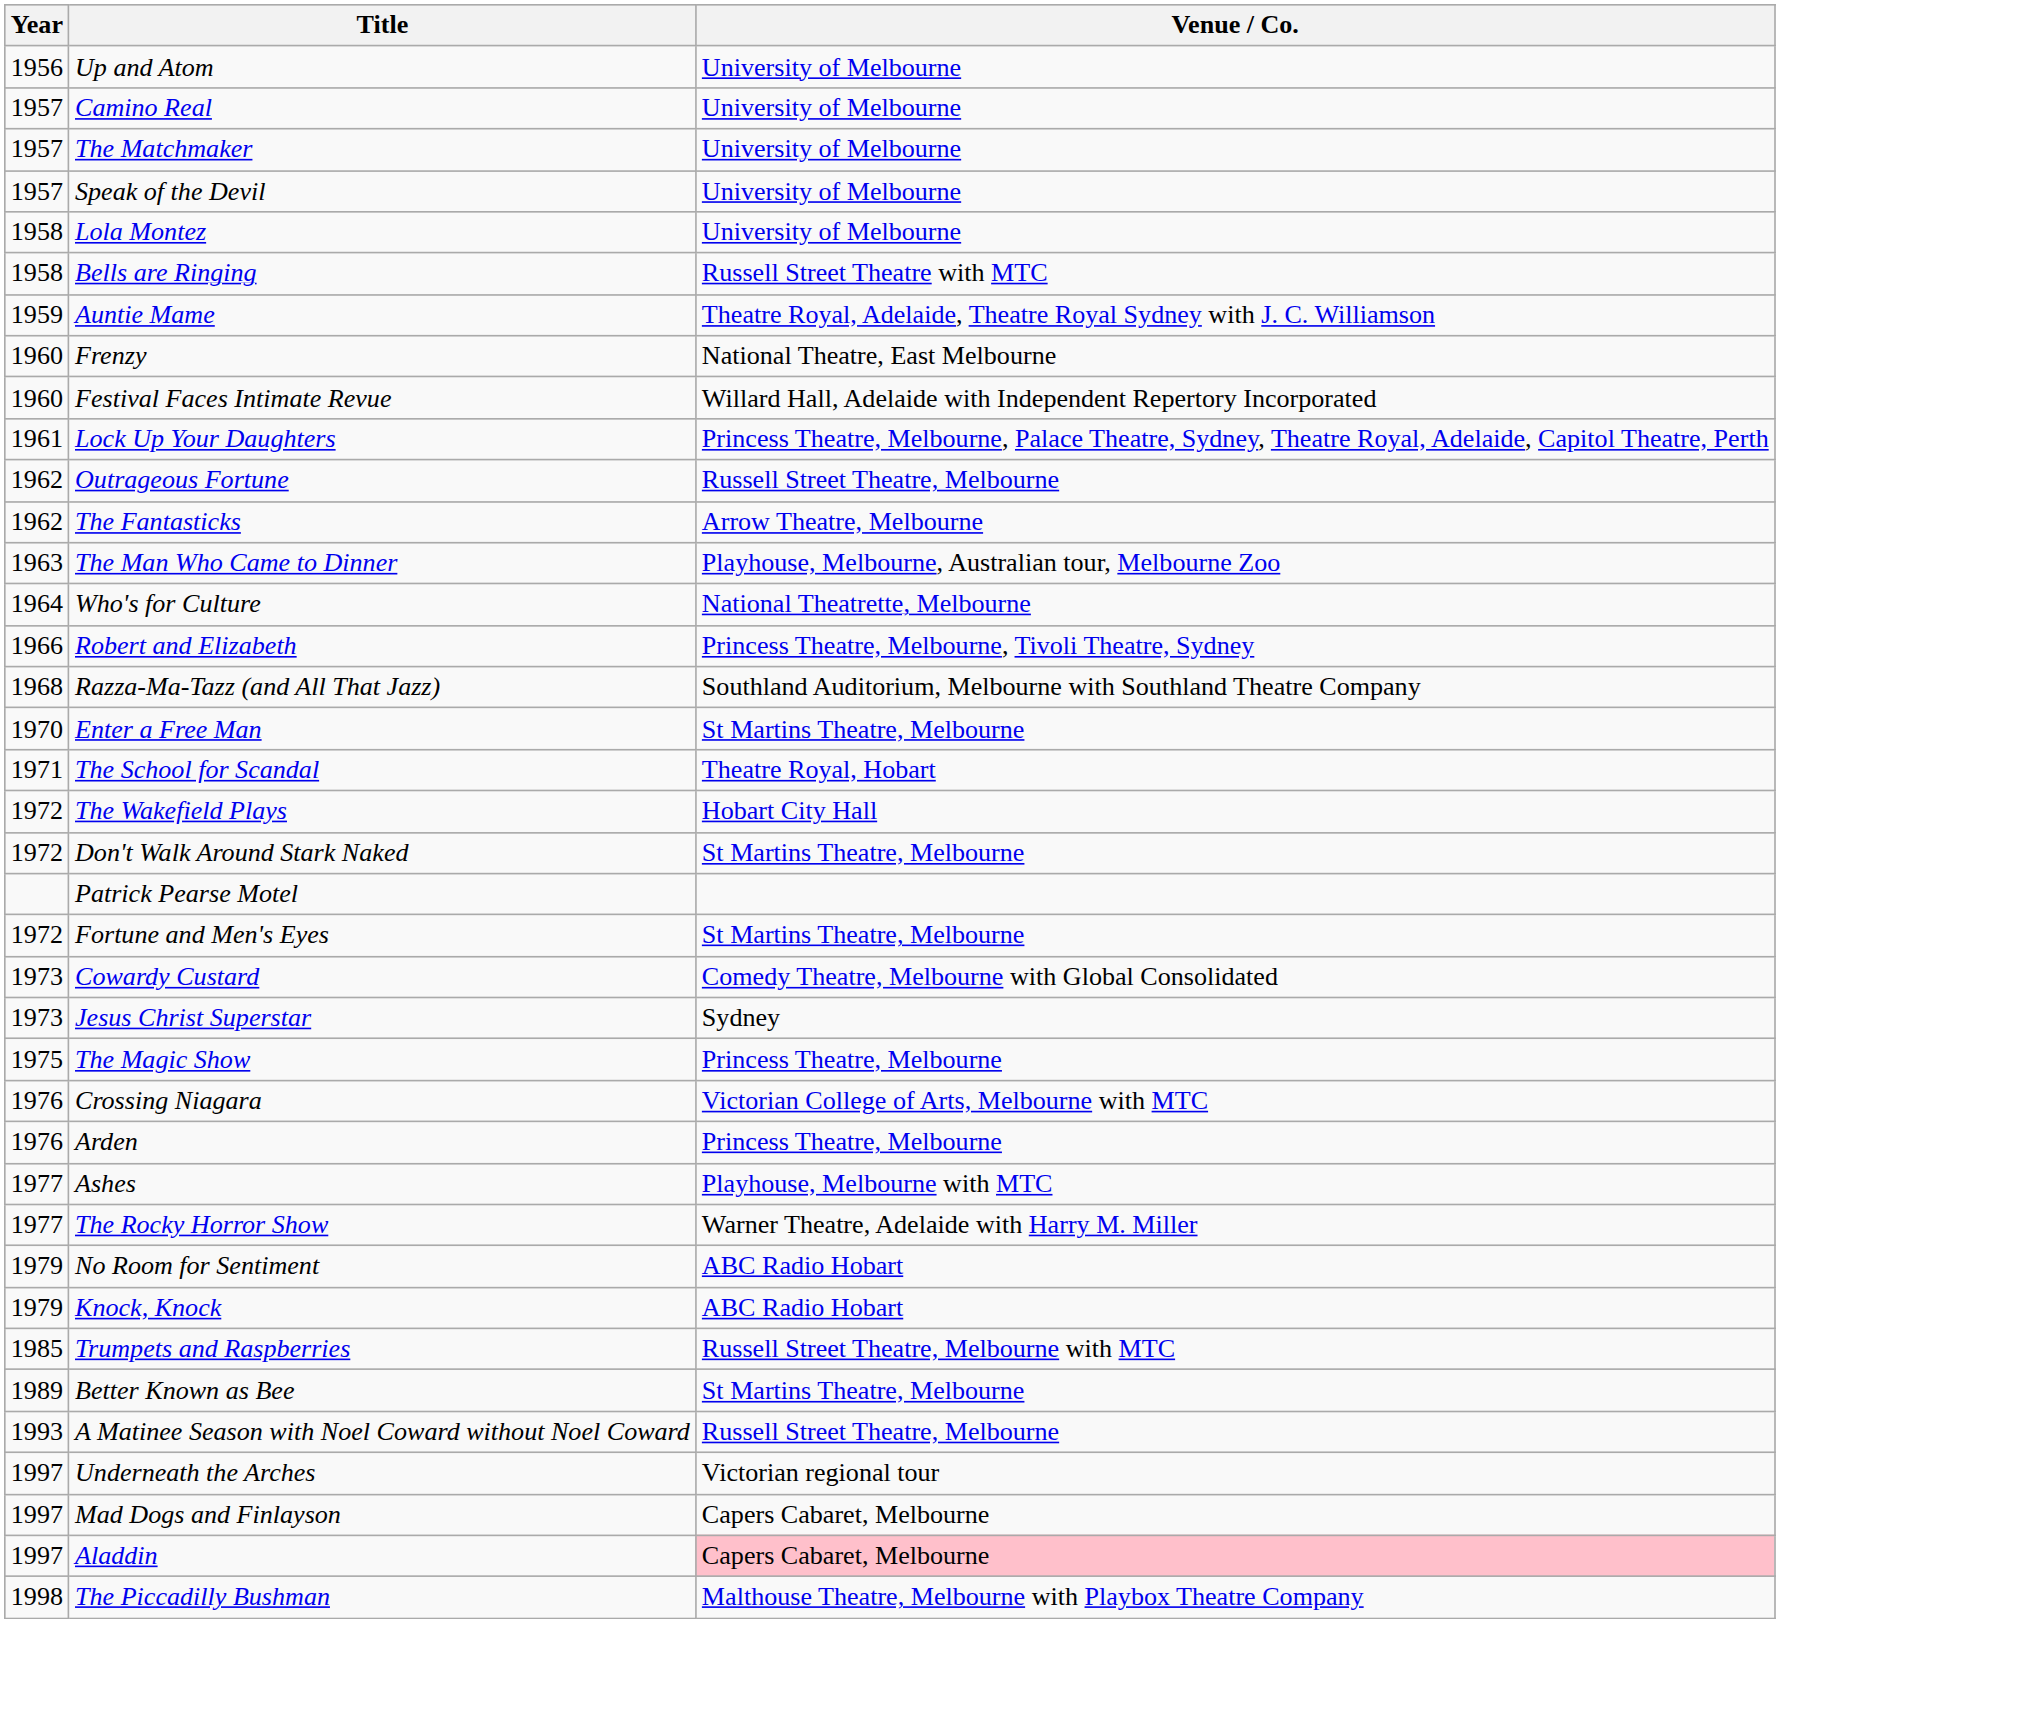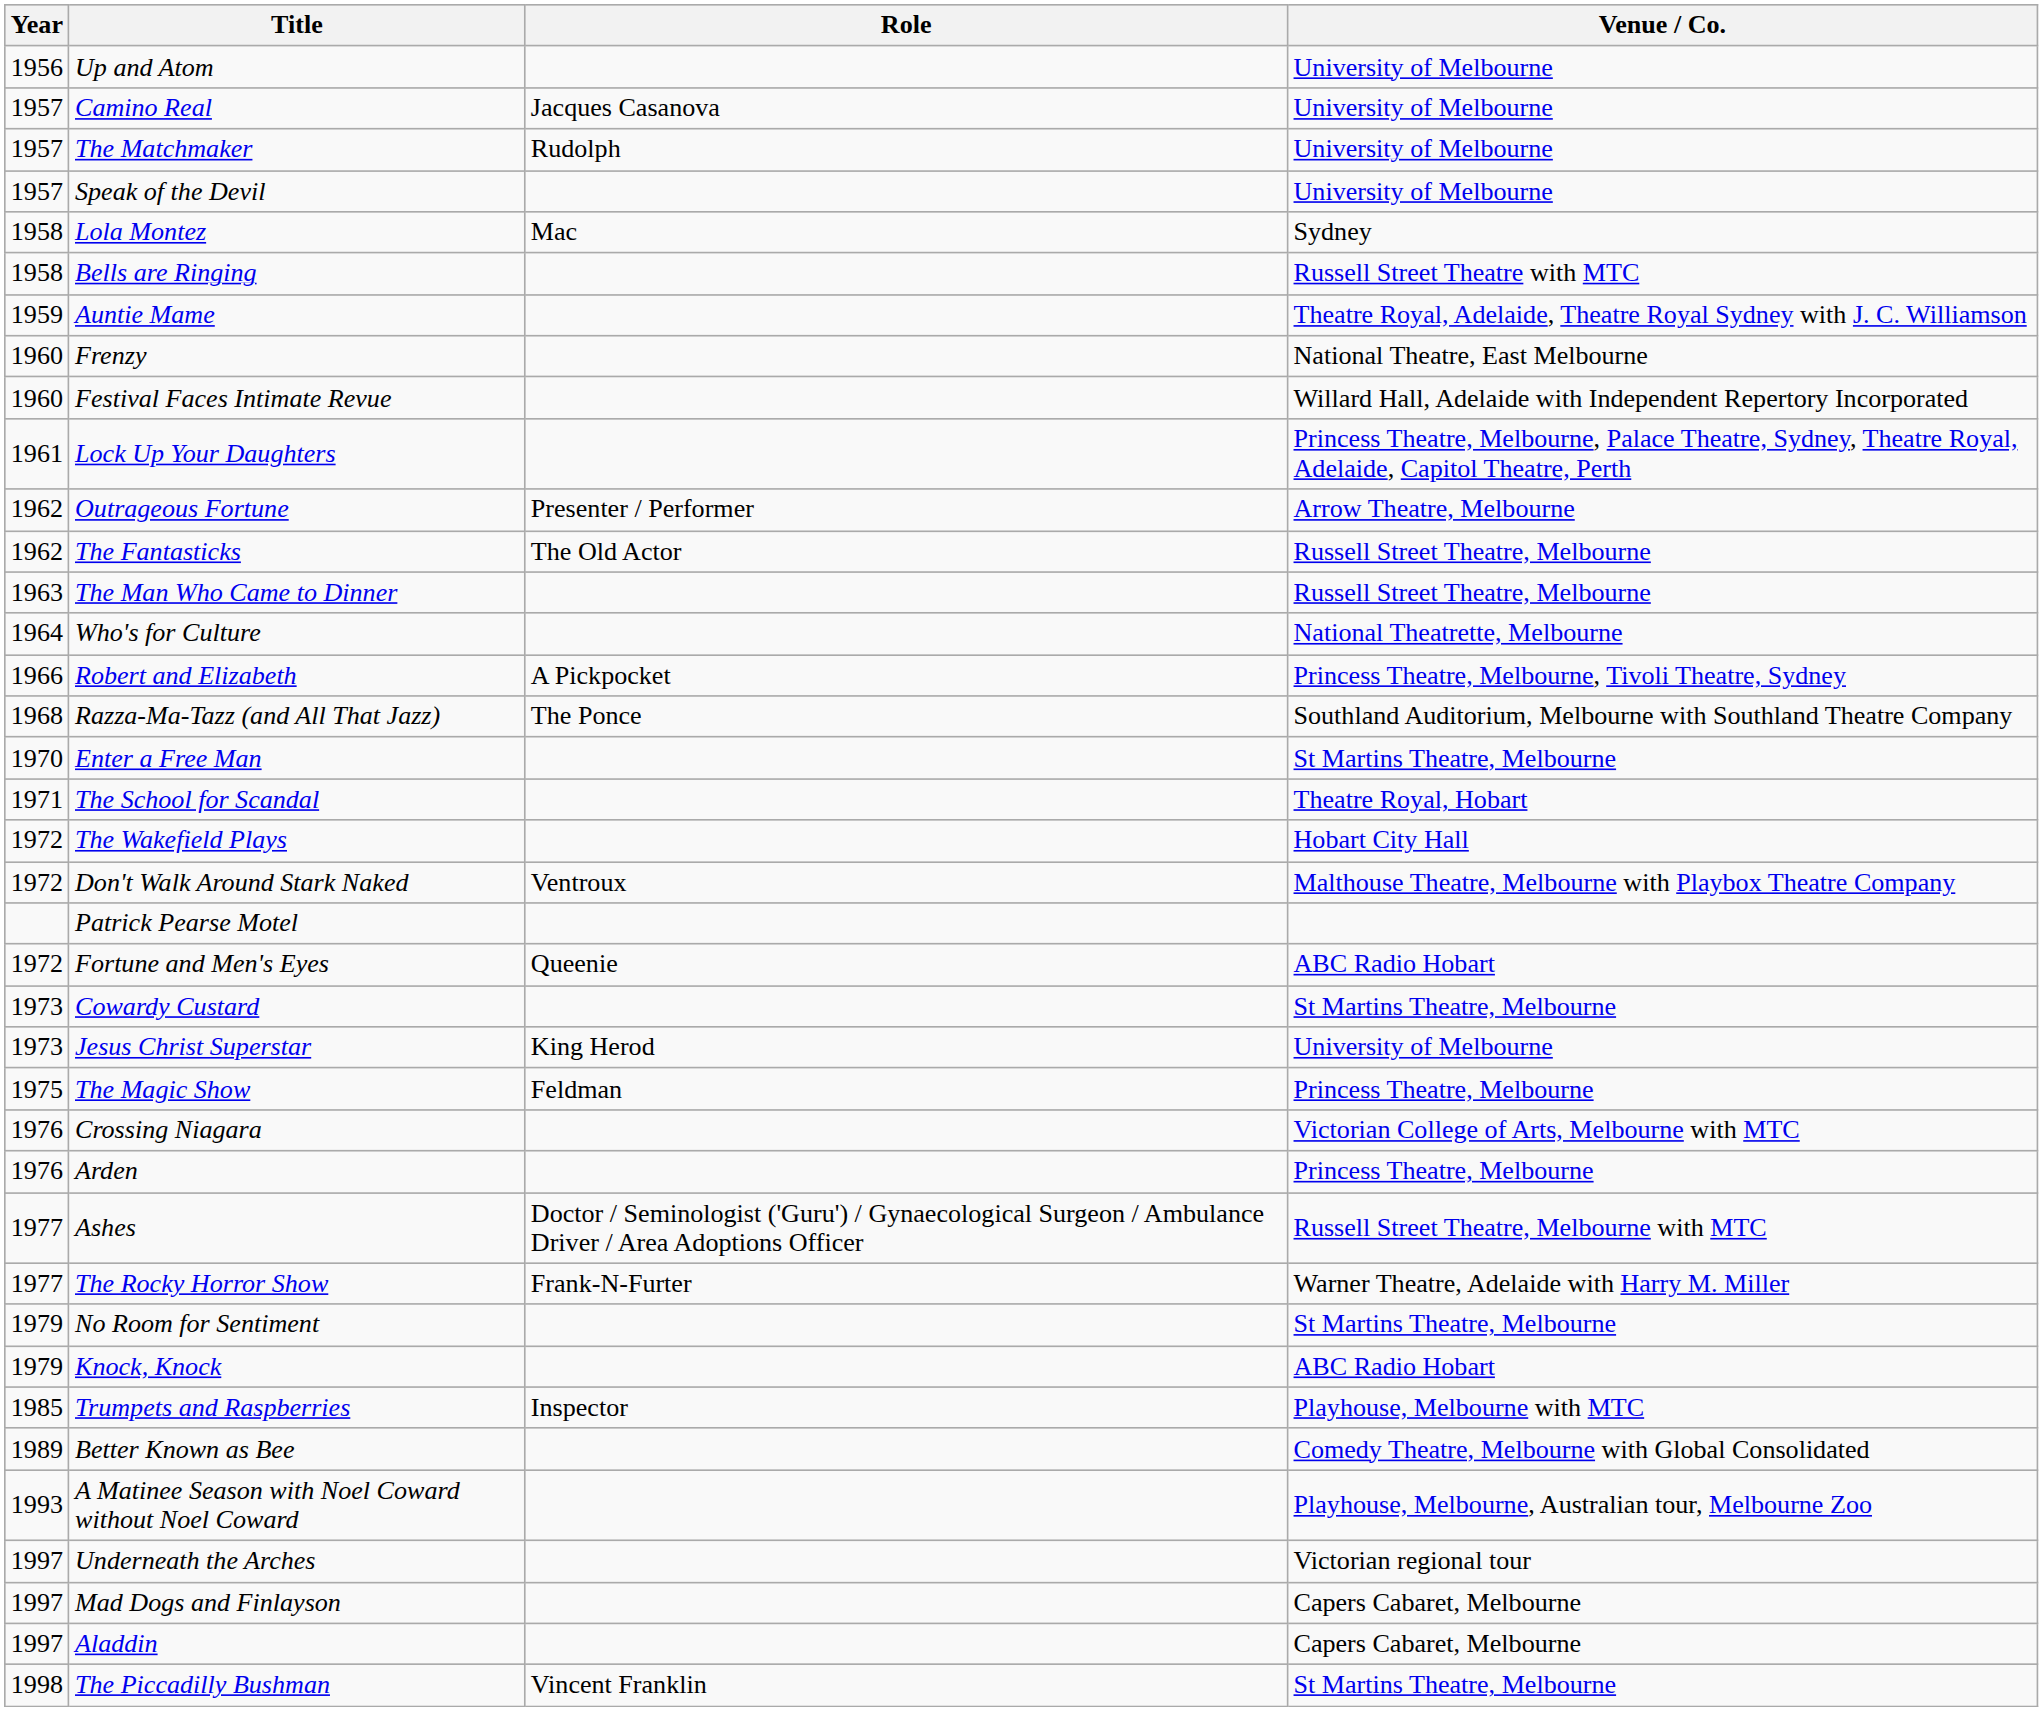+ column: (906, 25)
(832, 231) University of Melbourne -> (1333, 231) Sydney
(881, 480) Russell Street Theatre, Melbourne -> (1434, 509) Arrow Theatre, Melbourne
(842, 521) Arrow Theatre, Melbourne -> (1472, 550) Russell Street Theatre, Melbourne
(991, 562) Playhouse, Melbourne, Australian tour, Melbourne Zoo -> (1472, 592) Russell Street Theatre, Melbourne
(863, 852) St Martins Theatre, Melbourne -> (1624, 881) Malthouse Theatre, Melbourne with Playbox Theatre Company
(863, 935) St Martins Theatre, Melbourne -> (1394, 964) ABC Radio Hobart
(990, 976) Comedy Theatre, Melbourne with Global Consolidated -> (1455, 1005) St Martins Theatre, Melbourne
(741, 1017) Sydney -> (1423, 1047) University of Melbourne
(877, 1183) Playhouse, Melbourne with MTC -> (1530, 1227) Russell Street Theatre, Melbourne with MTC
(803, 1266) ABC Radio Hobart -> (1455, 1324) St Martins Theatre, Melbourne
(938, 1348) Russell Street Theatre, Melbourne with MTC -> (1469, 1407) Playhouse, Melbourne with MTC
(863, 1390) St Martins Theatre, Melbourne -> (1582, 1448) Comedy Theatre, Melbourne with Global Consolidated
(881, 1431) Russell Street Theatre, Melbourne -> (1583, 1504) Playhouse, Melbourne, Australian tour, Melbourne Zoo
(846, 1555) pink background -> (1437, 1643) no background
(1033, 1596) Malthouse Theatre, Melbourne with Playbox Theatre Company -> (1455, 1684) St Martins Theatre, Melbourne
